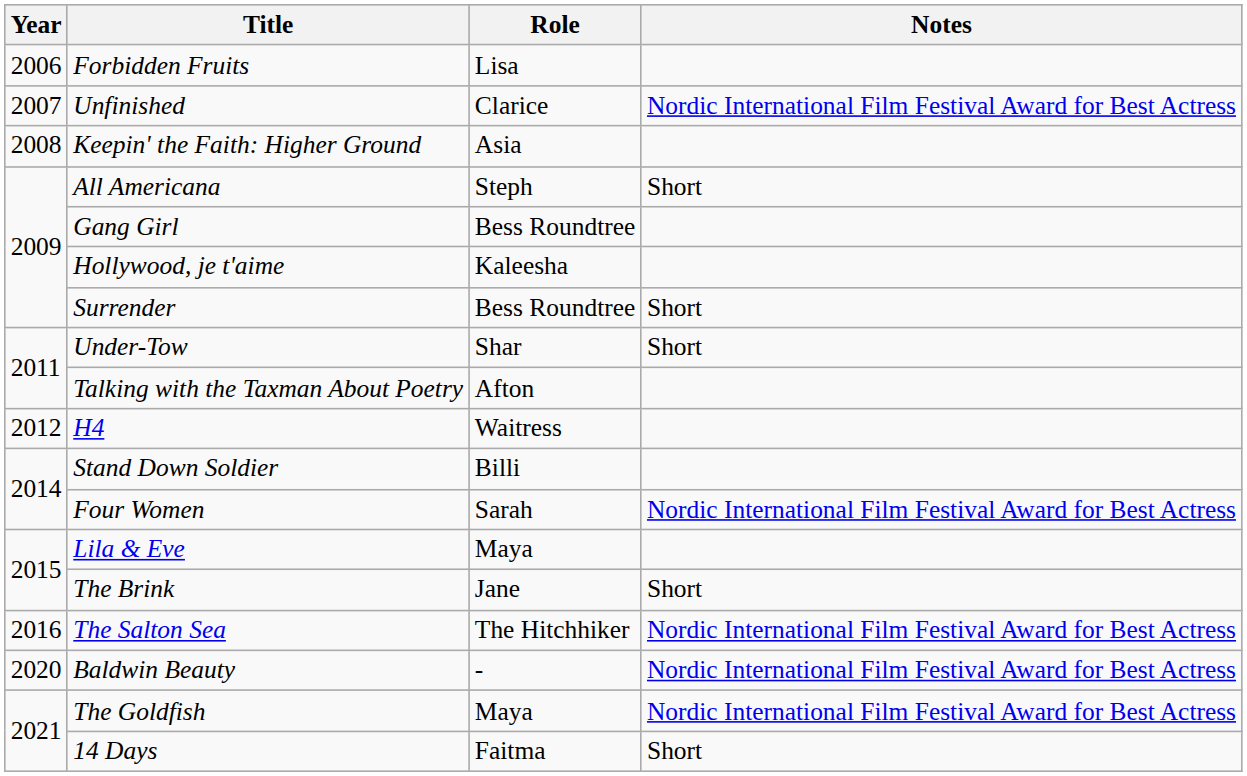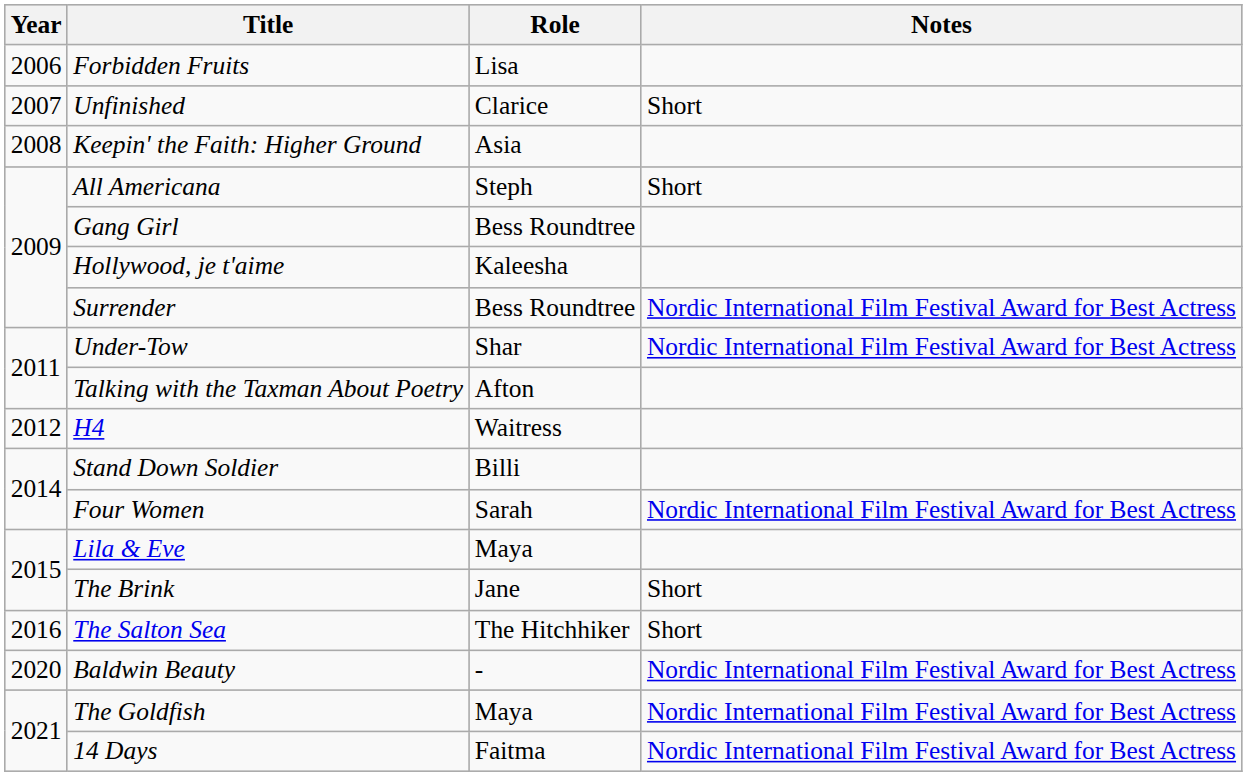(942, 105) Nordic International Film Festival Award for Best Actress -> (675, 105) Short
(675, 307) Short -> (942, 307) Nordic International Film Festival Award for Best Actress
(675, 347) Short -> (942, 347) Nordic International Film Festival Award for Best Actress
(942, 629) Nordic International Film Festival Award for Best Actress -> (675, 629) Short
(675, 750) Short -> (942, 750) Nordic International Film Festival Award for Best Actress
